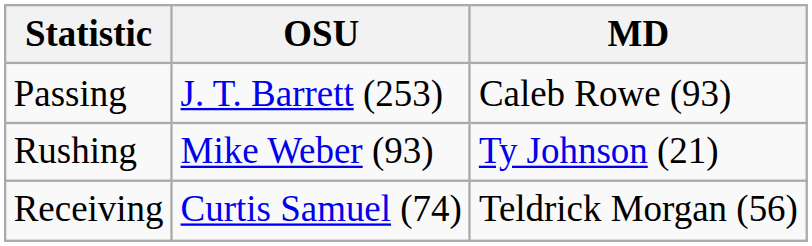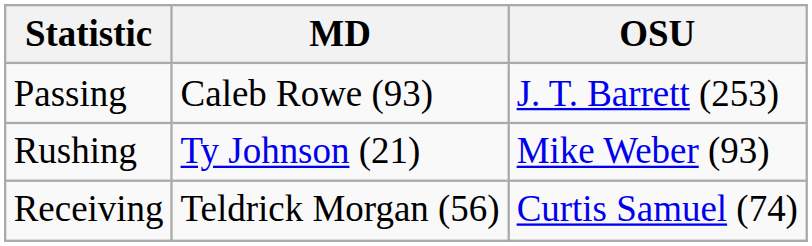columns swapped: (321, 33) <-> (638, 33)
